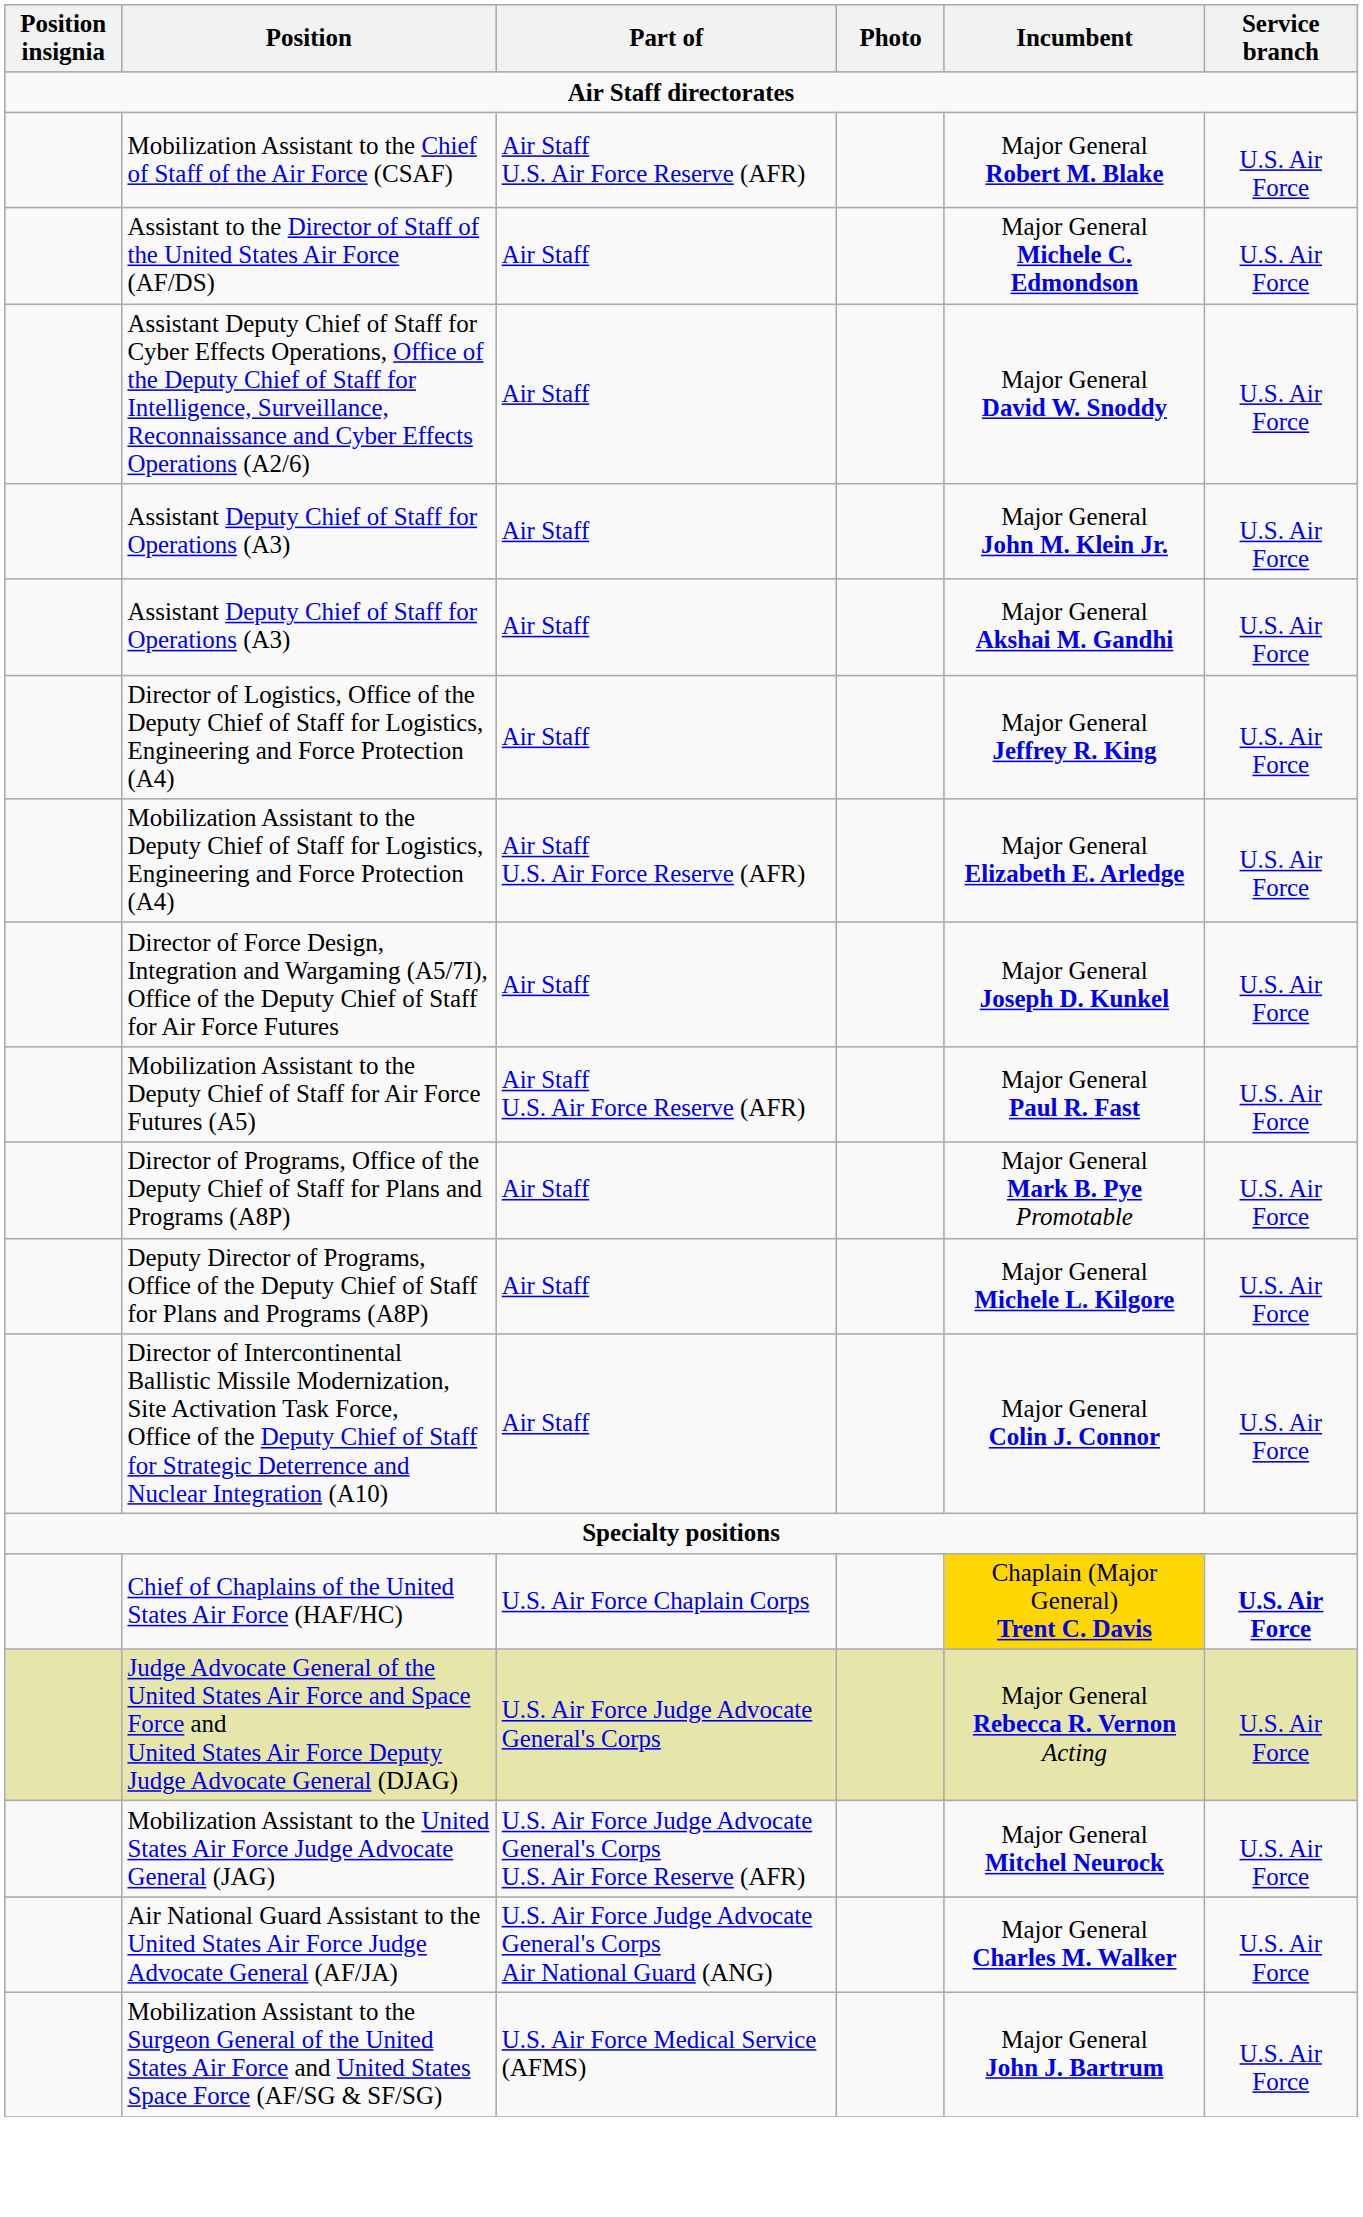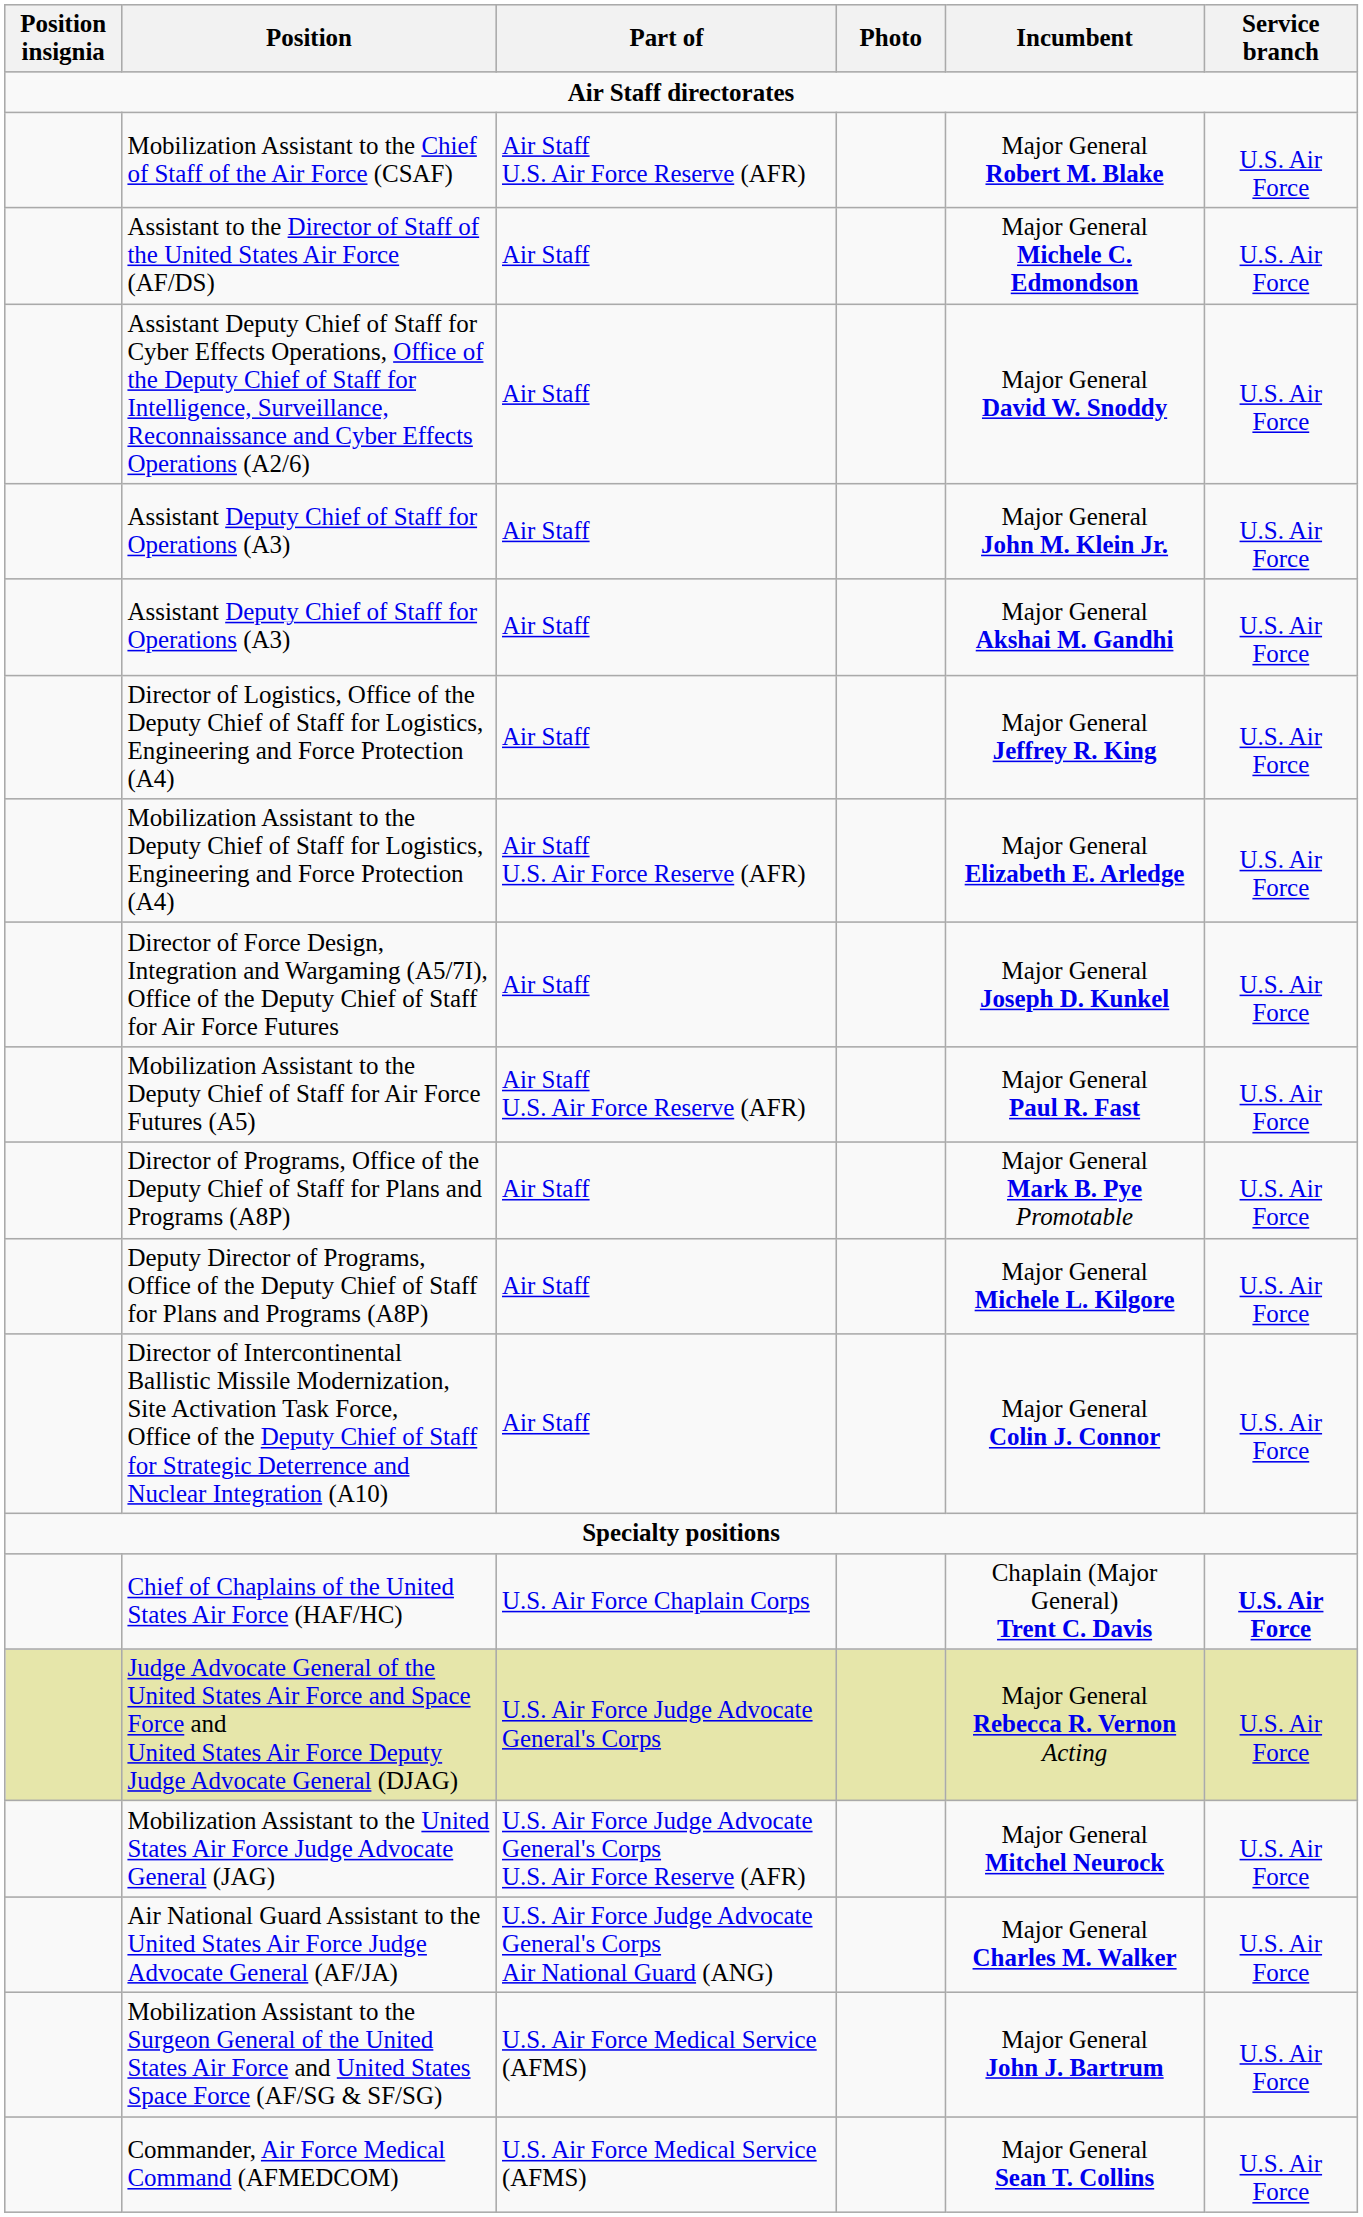(1074, 1600) gold background -> (1075, 1600) no background
+ row: (286, 2163)
